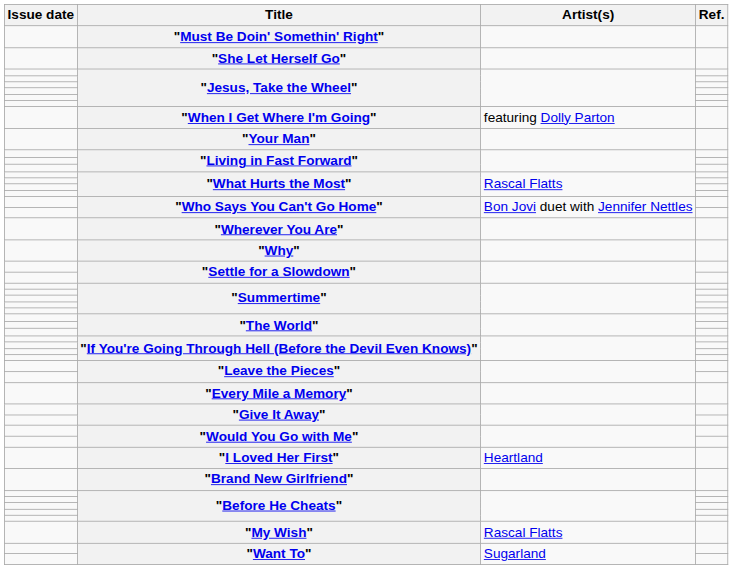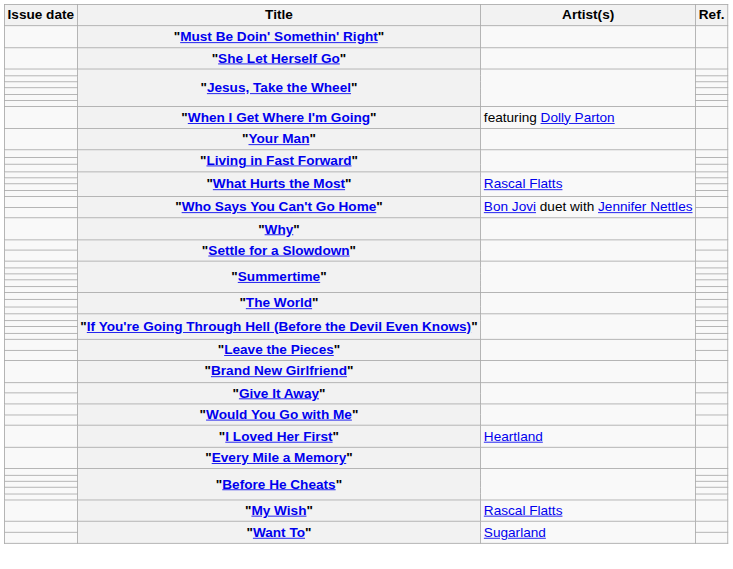- row: (279, 228)
rows swapped: (279, 479) <-> (279, 393)
